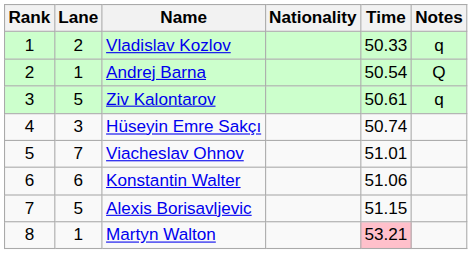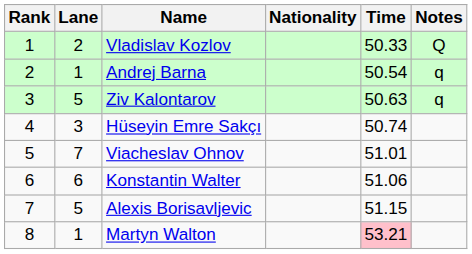(439, 45) q -> (439, 45) Q
(439, 72) Q -> (439, 72) q
(386, 99) 50.61 -> (386, 99) 50.63
